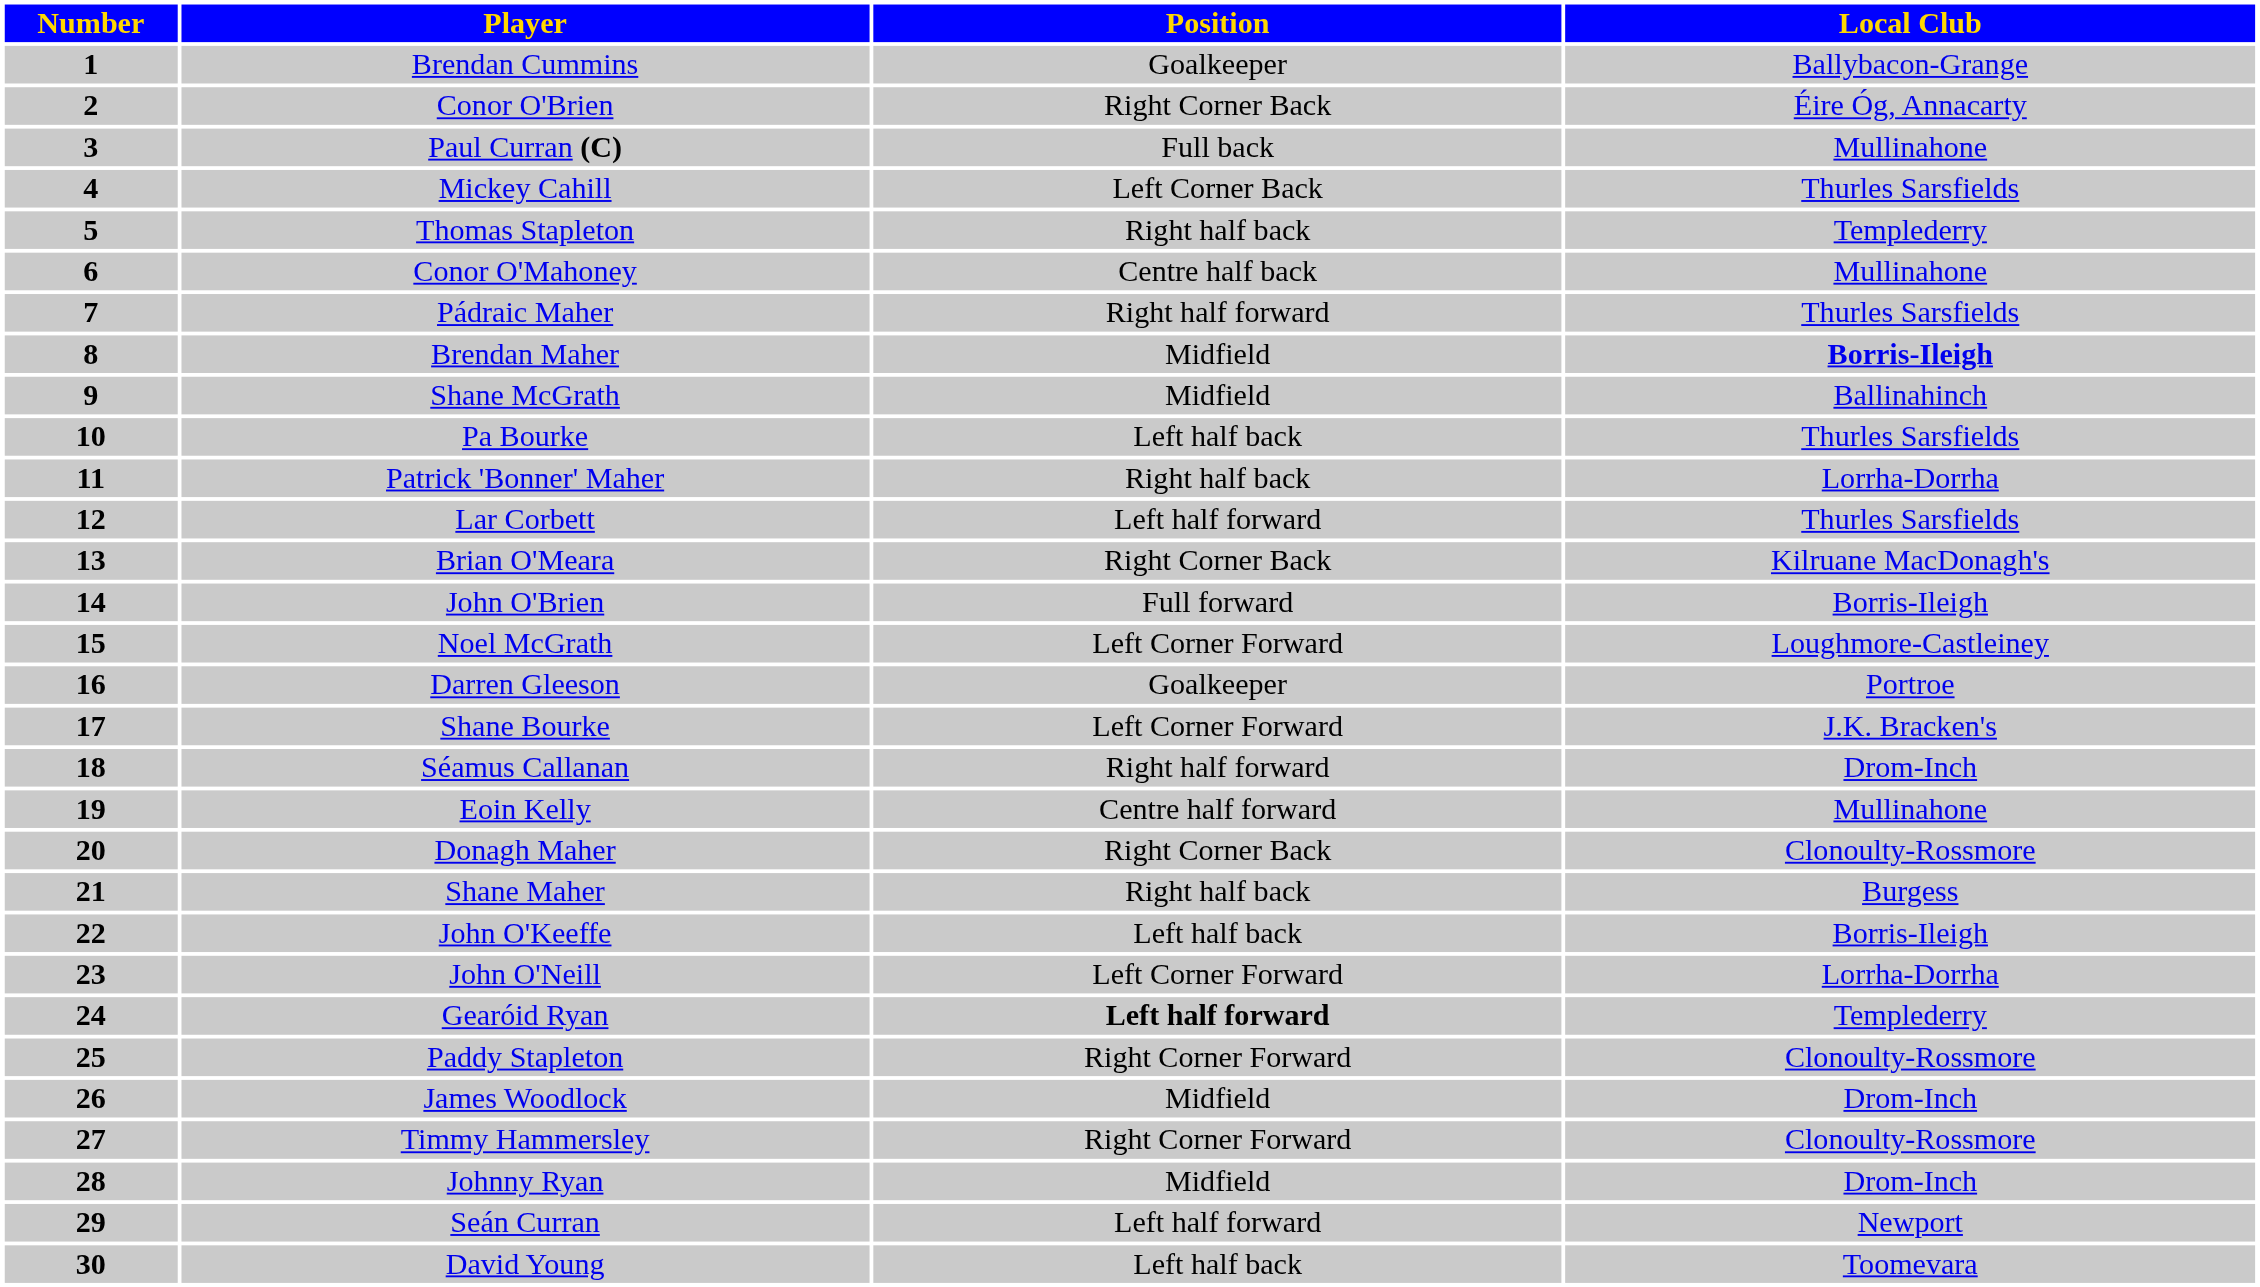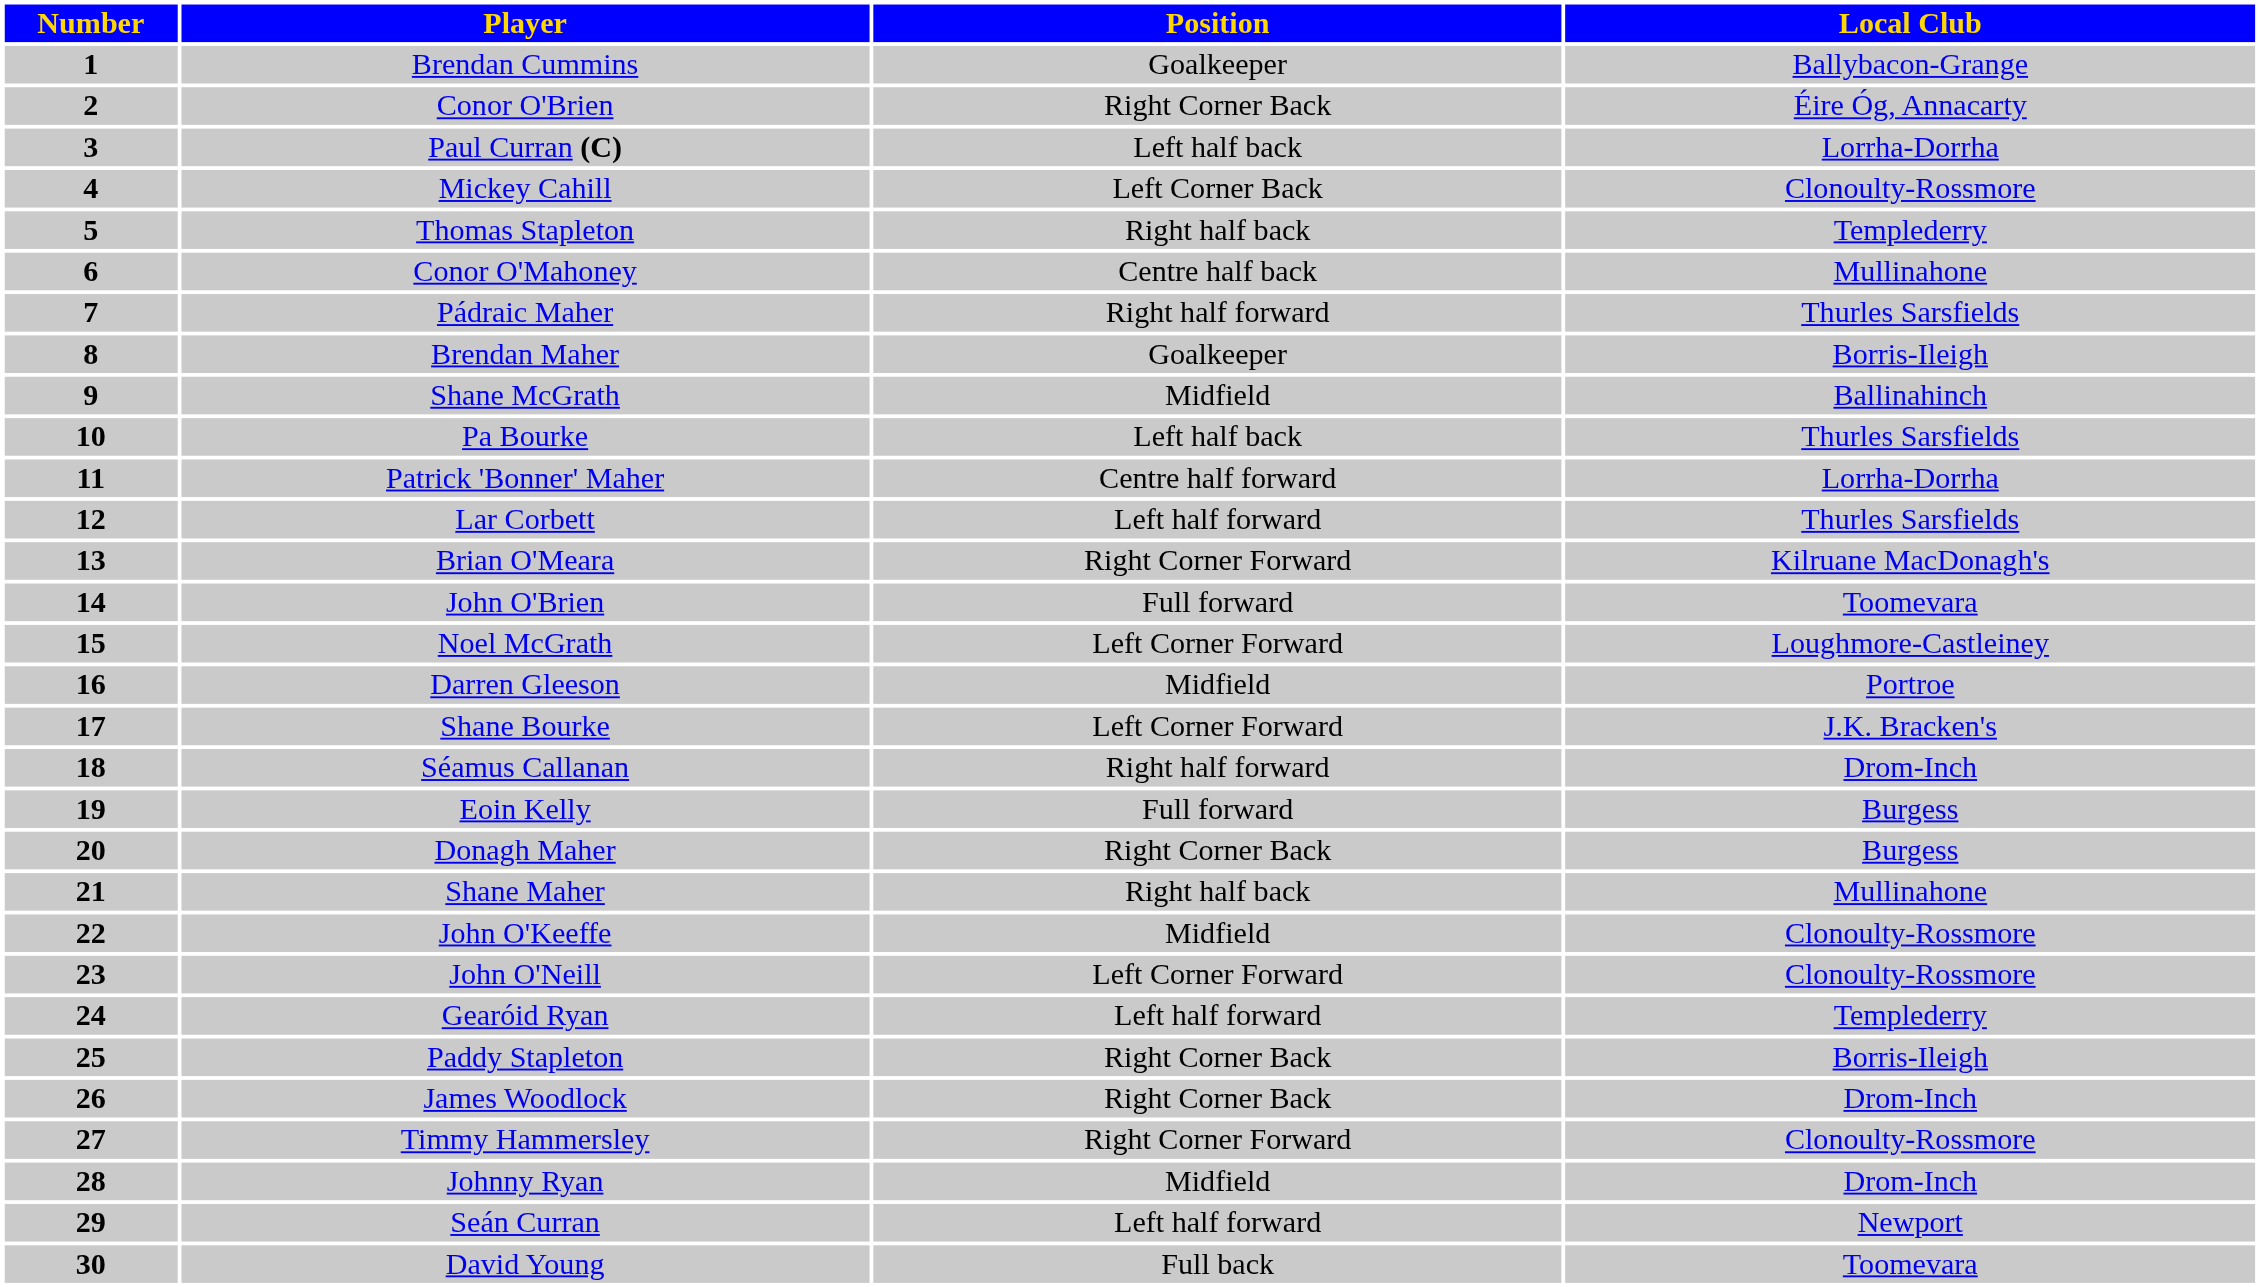(1218, 146) Full back -> (1218, 146) Left half back
(1910, 146) Mullinahone -> (1910, 146) Lorrha-Dorrha
(1910, 188) Thurles Sarsfields -> (1910, 188) Clonoulty-Rossmore
(1218, 353) Midfield -> (1218, 353) Goalkeeper
(1910, 353) bold -> (1910, 353) normal
(1218, 477) Right half back -> (1218, 477) Centre half forward
(1218, 560) Right Corner Back -> (1218, 560) Right Corner Forward
(1910, 601) Borris-Ileigh -> (1910, 601) Toomevara
(1218, 684) Goalkeeper -> (1218, 684) Midfield
(1218, 808) Centre half forward -> (1218, 808) Full forward
(1910, 808) Mullinahone -> (1910, 808) Burgess
(1910, 850) Clonoulty-Rossmore -> (1910, 850) Burgess
(1910, 891) Burgess -> (1910, 891) Mullinahone
(1218, 932) Left half back -> (1218, 932) Midfield
(1910, 932) Borris-Ileigh -> (1910, 932) Clonoulty-Rossmore
(1910, 974) Lorrha-Dorrha -> (1910, 974) Clonoulty-Rossmore
(1218, 1015) bold -> (1218, 1015) normal
(1218, 1056) Right Corner Forward -> (1218, 1056) Right Corner Back
(1910, 1056) Clonoulty-Rossmore -> (1910, 1056) Borris-Ileigh
(1218, 1098) Midfield -> (1218, 1098) Right Corner Back
(1218, 1263) Left half back -> (1218, 1263) Full back
